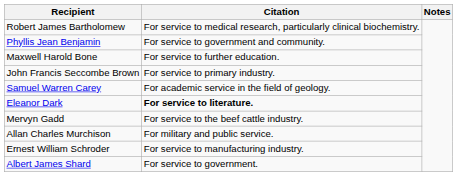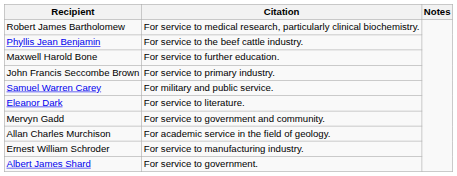(234, 42) For service to government and community. -> (223, 42) For service to the beef cattle industry.
(237, 88) For academic service in the field of geology. -> (209, 88) For military and public service.
(198, 103) bold -> (194, 103) normal
(223, 118) For service to the beef cattle industry. -> (234, 118) For service to government and community.
(209, 133) For military and public service. -> (237, 133) For academic service in the field of geology.
